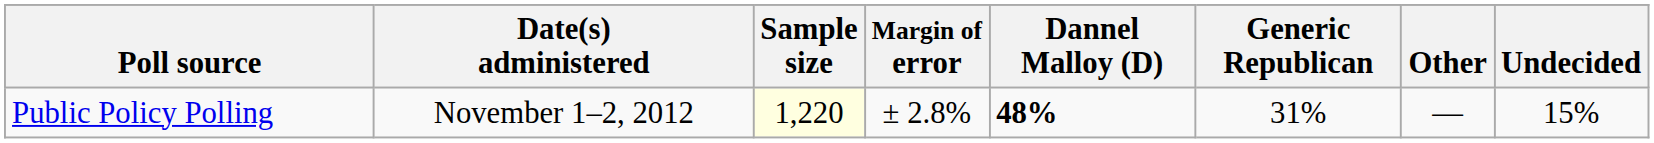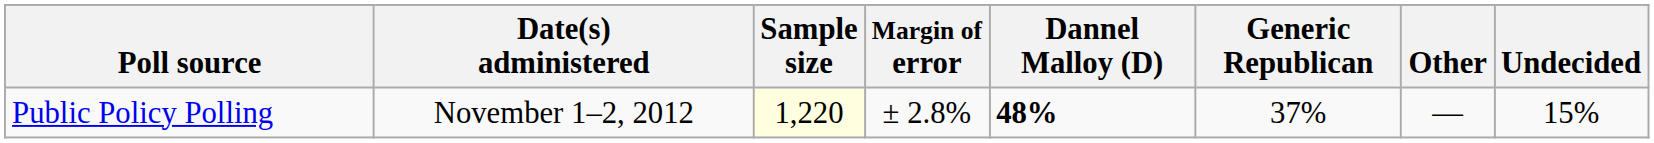(1298, 112) 31% -> (1298, 112) 37%
